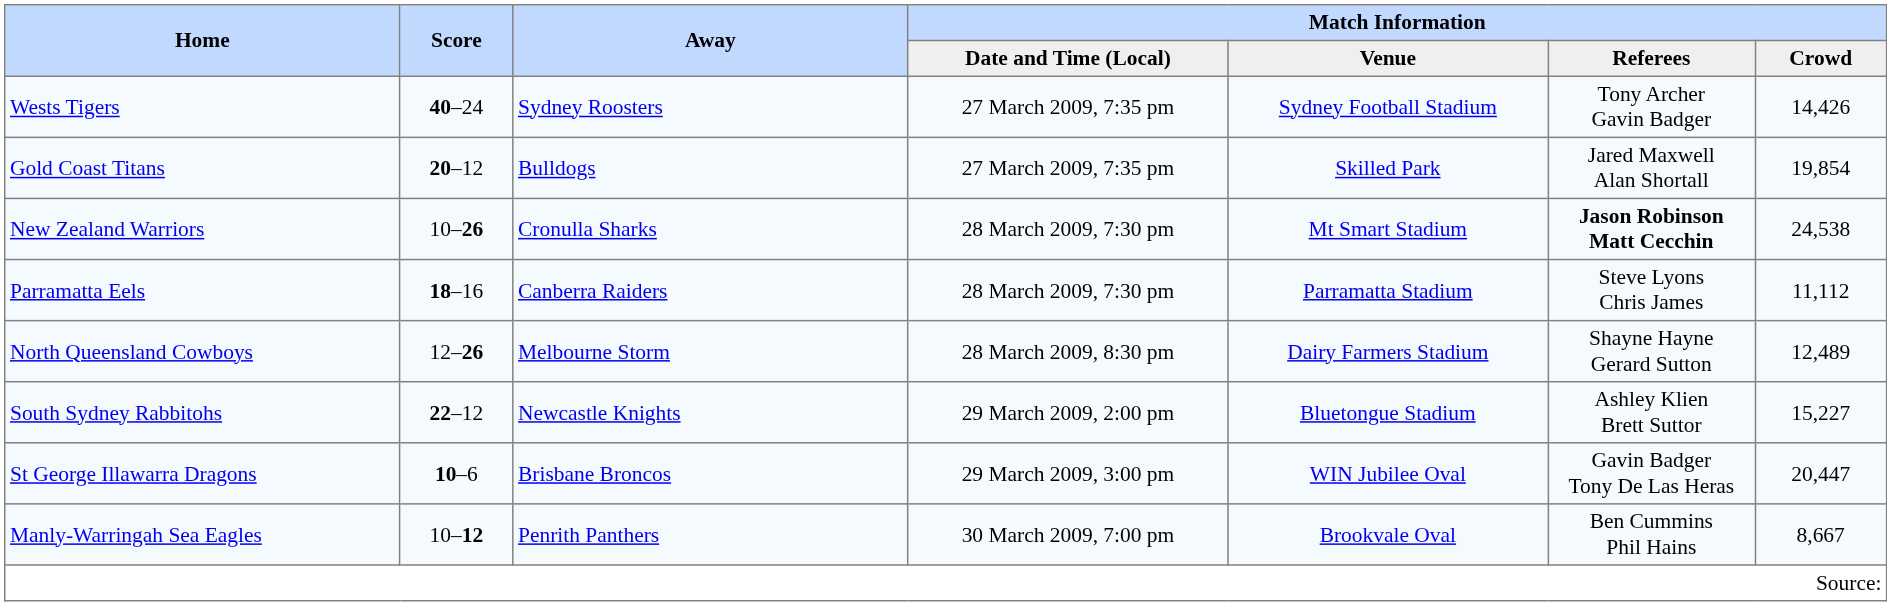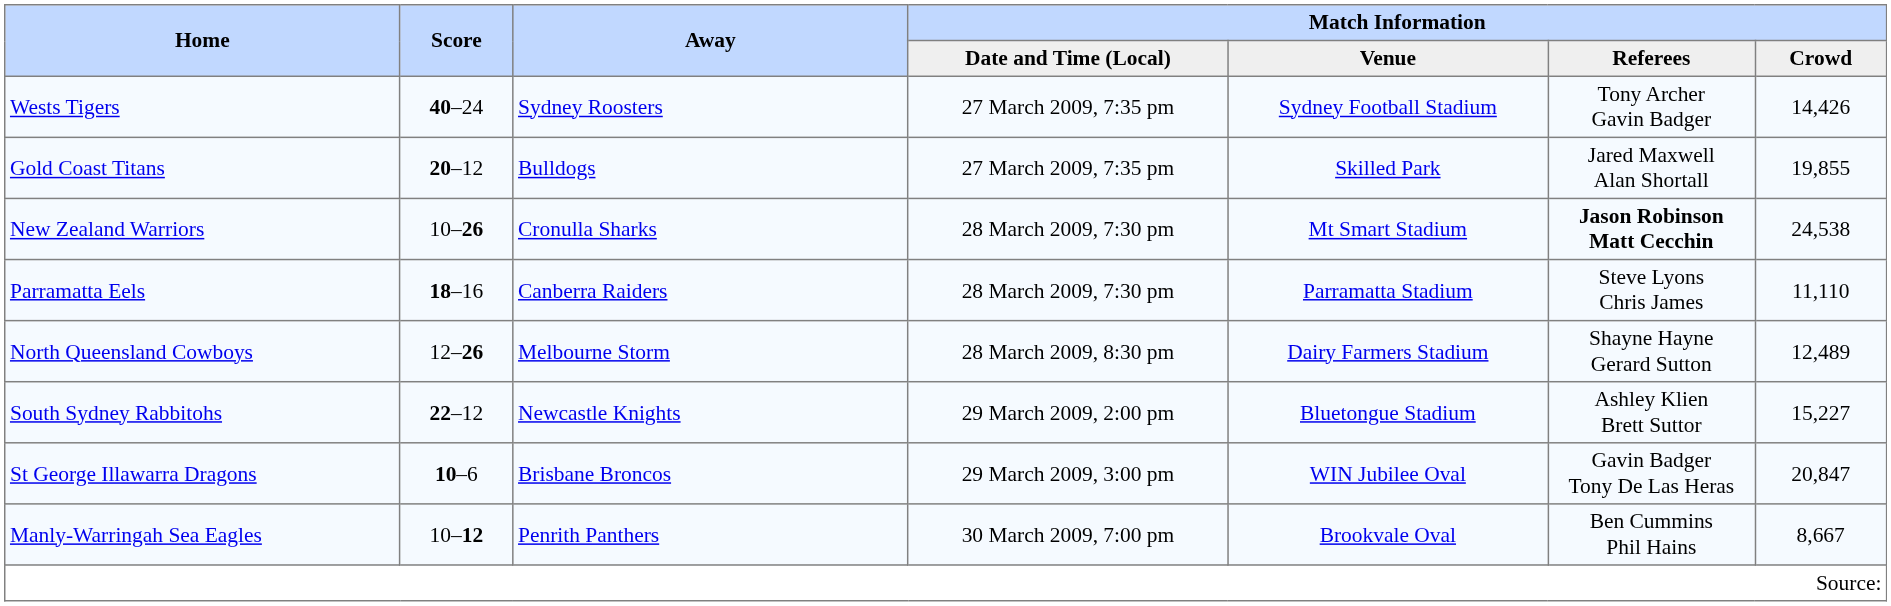(1821, 167) 19,854 -> (1821, 167) 19,855
(1821, 289) 11,112 -> (1821, 289) 11,110
(1821, 473) 20,447 -> (1821, 473) 20,847
